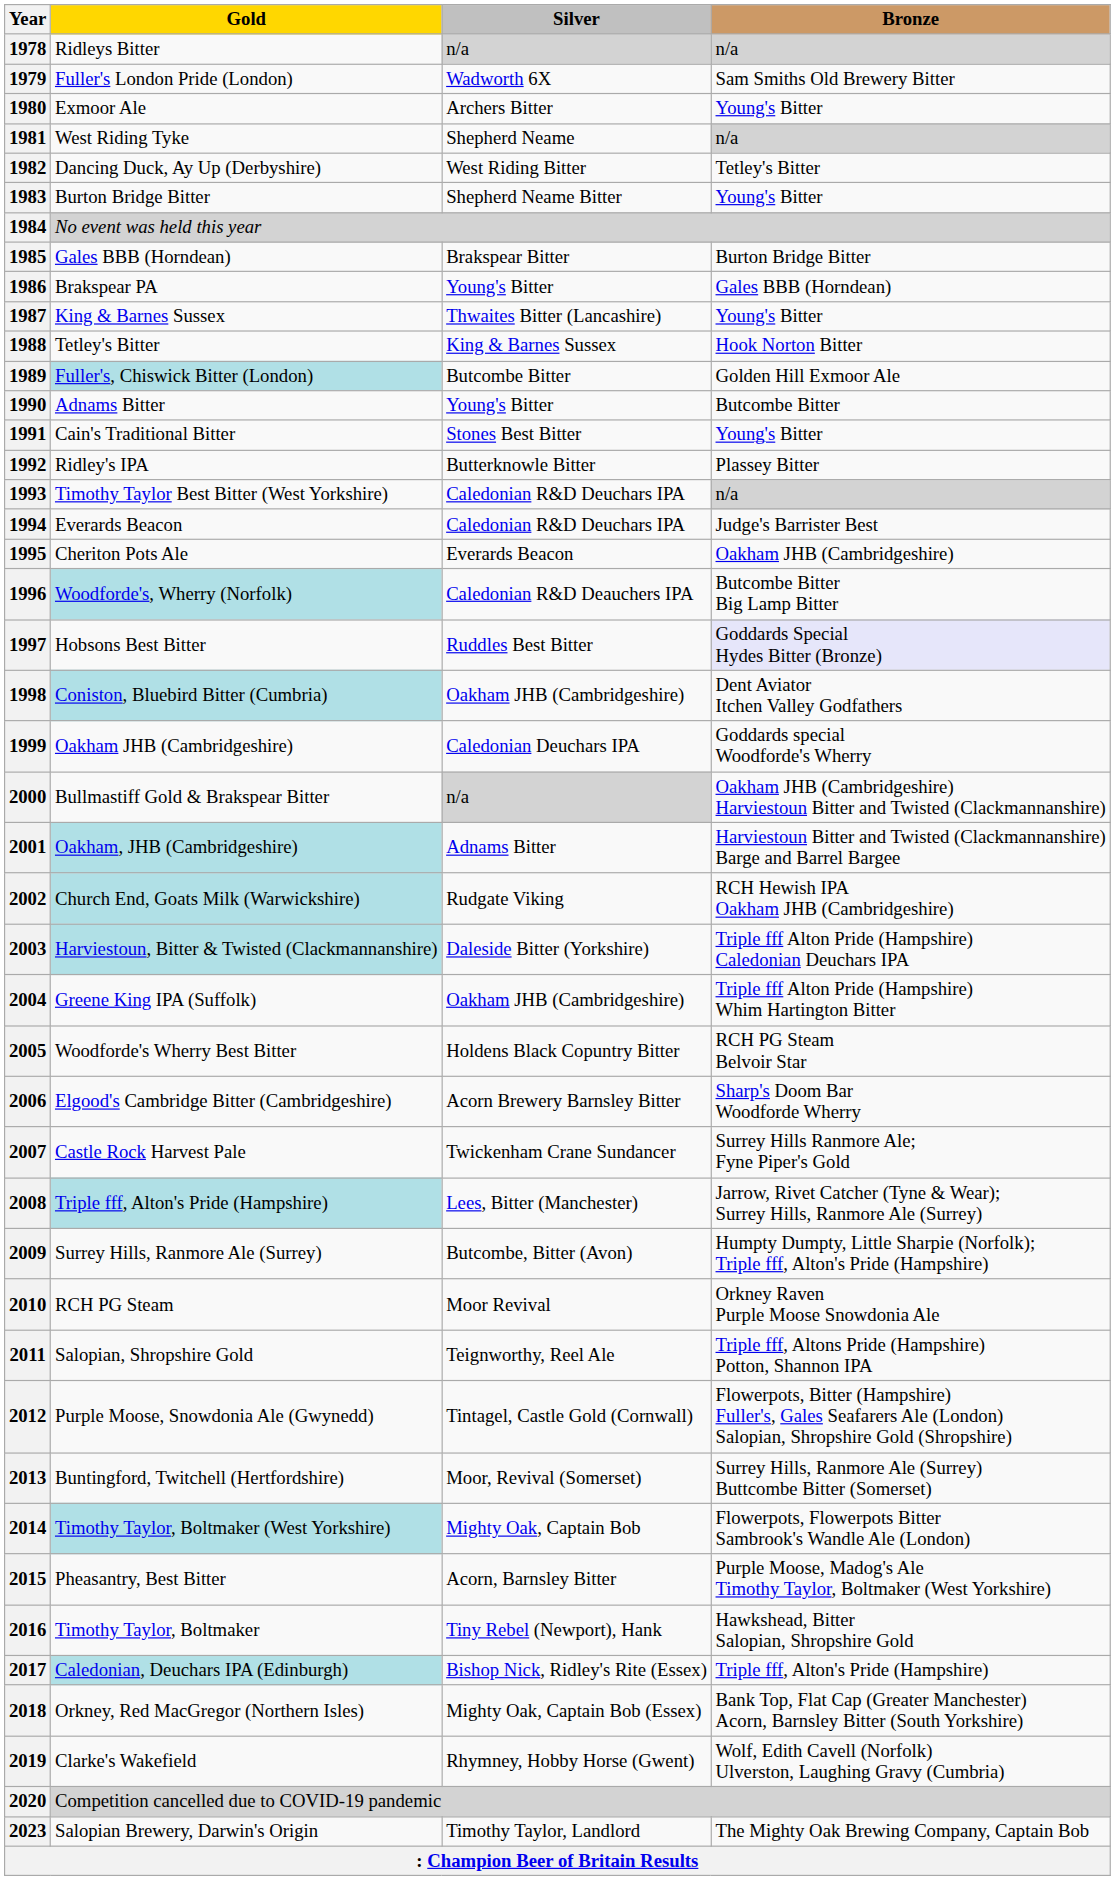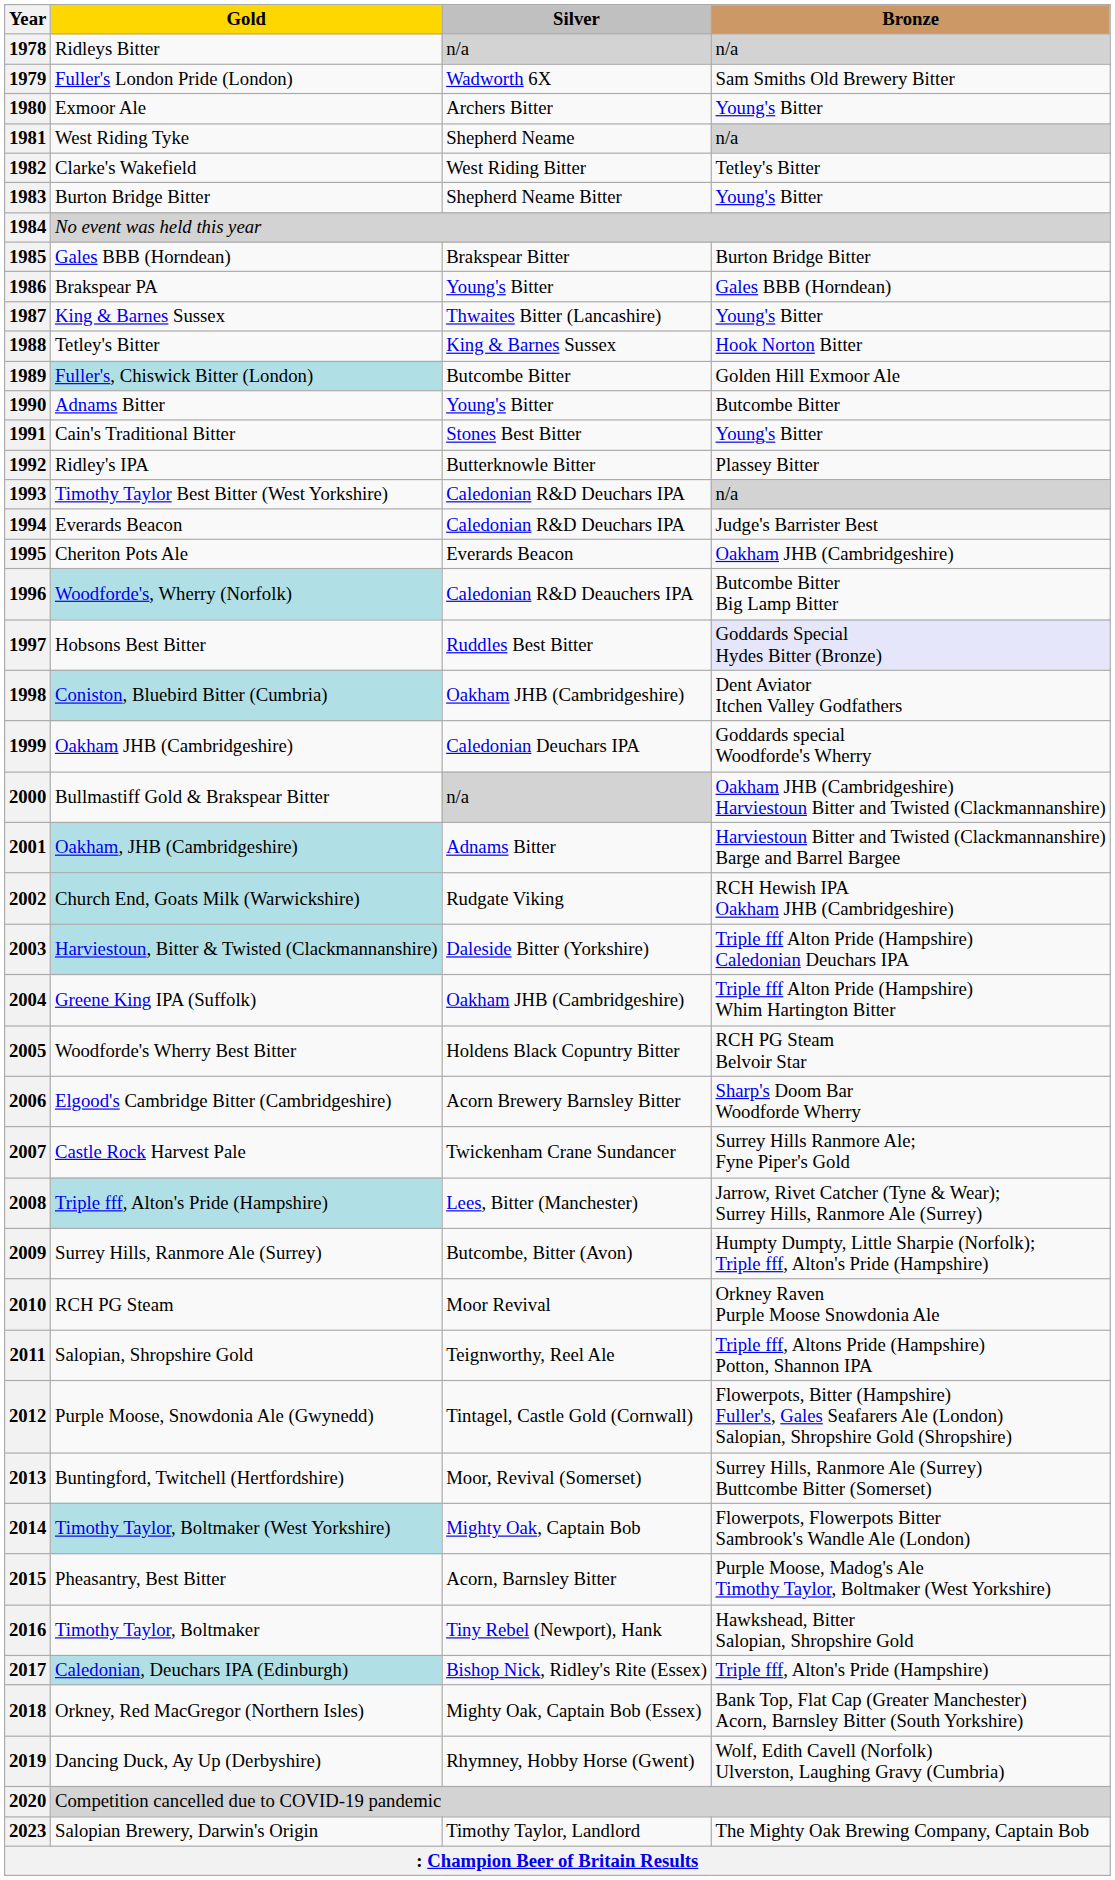(188, 167) Dancing Duck, Ay Up (Derbyshire) -> (126, 167) Clarke's Wakefield
(126, 1761) Clarke's Wakefield -> (188, 1761) Dancing Duck, Ay Up (Derbyshire)
